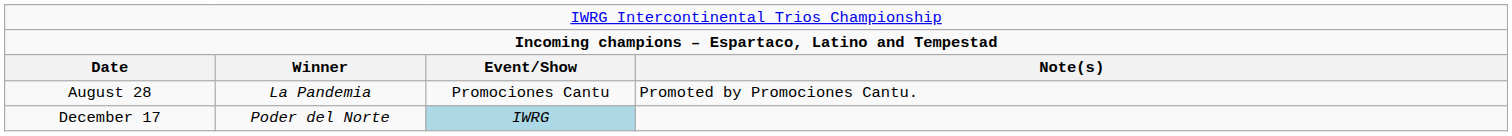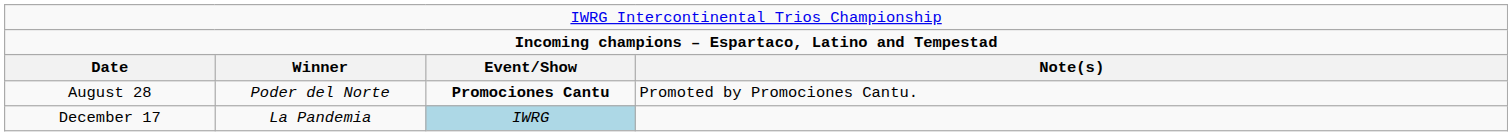(320, 93) La Pandemia -> (320, 93) Poder del Norte
(531, 93) normal -> (531, 93) bold
(320, 118) Poder del Norte -> (320, 118) La Pandemia
